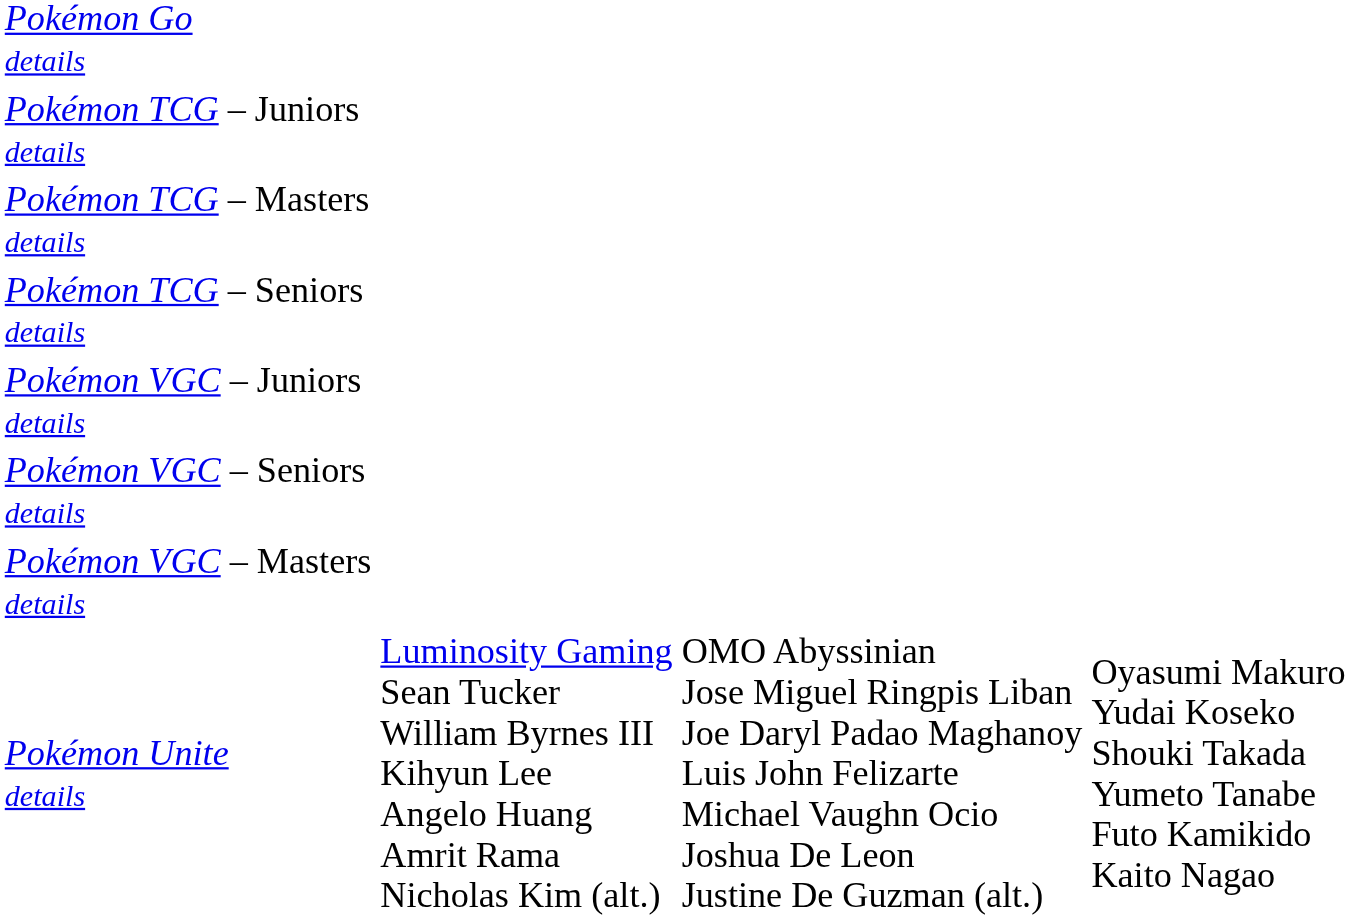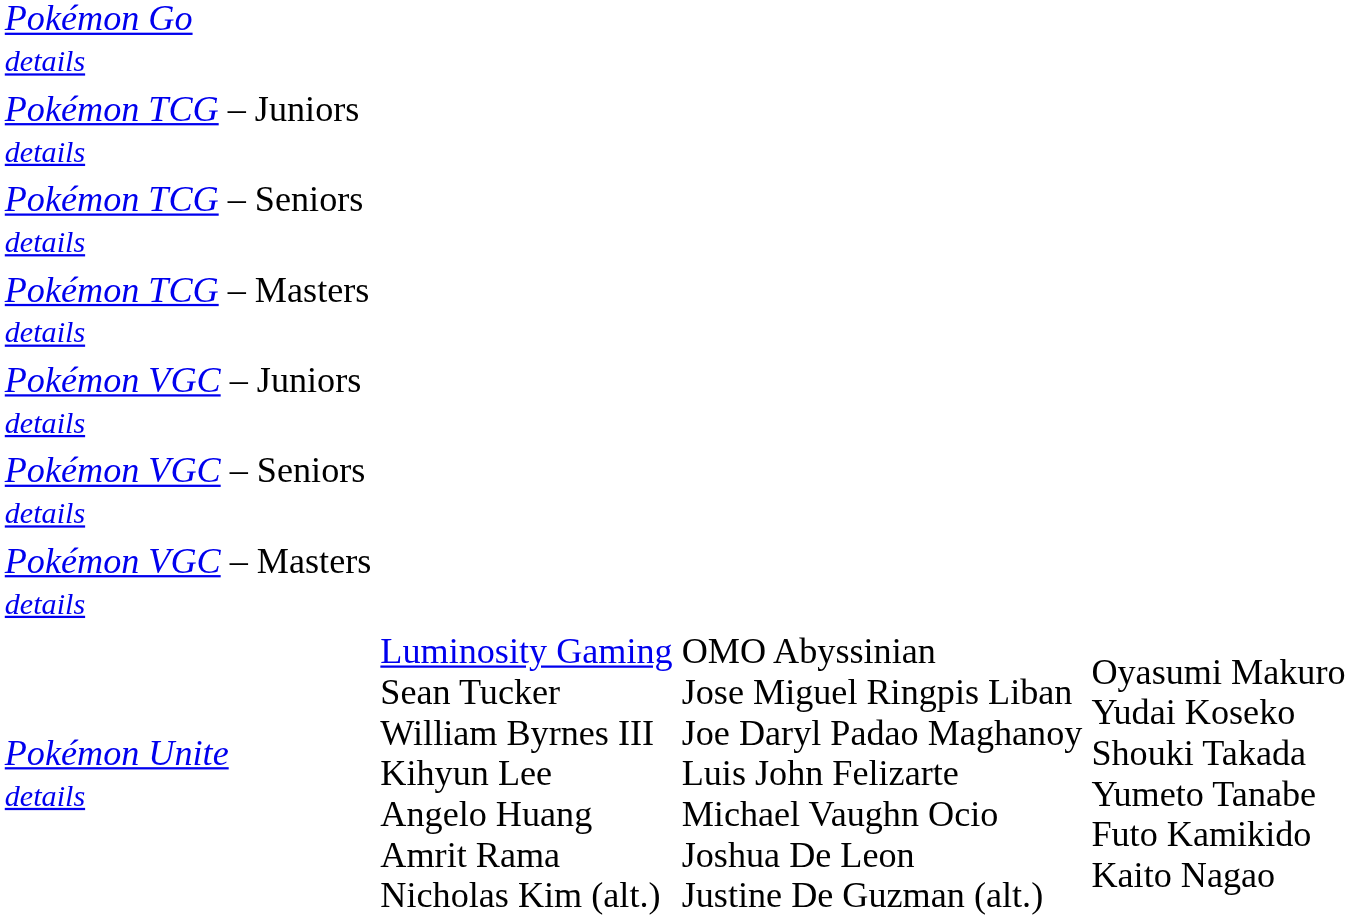rows swapped: (184, 310) <-> (187, 219)
